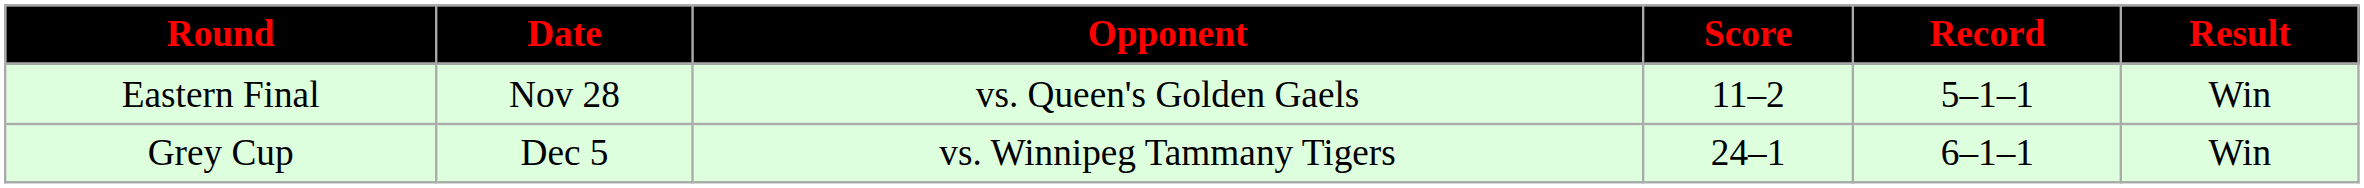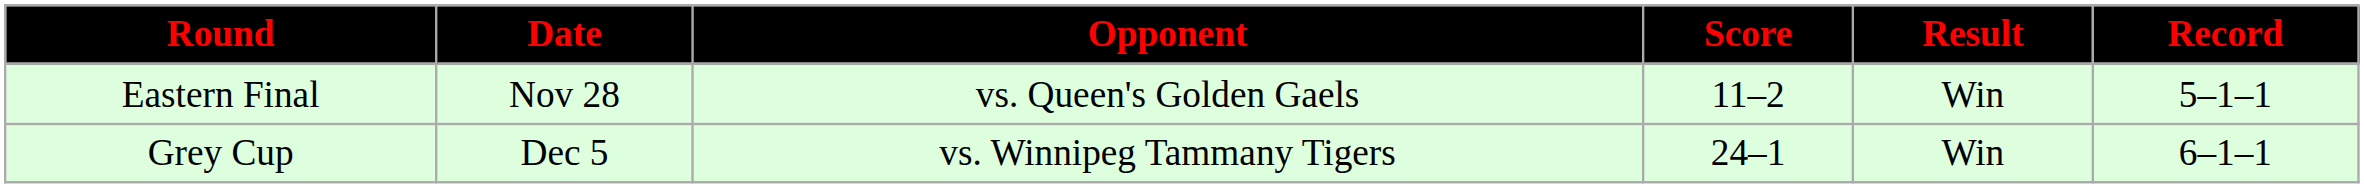columns swapped: (2240, 34) <-> (1987, 34)
